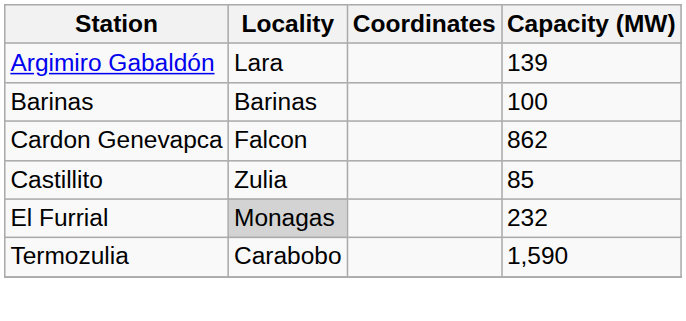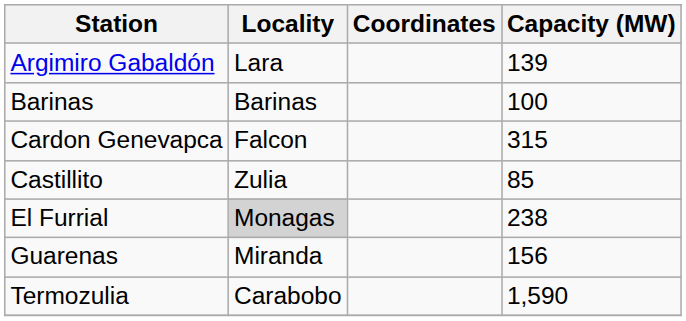(527, 140) 862 -> (527, 140) 315
(527, 218) 232 -> (527, 218) 238
+ row: (64, 256)
